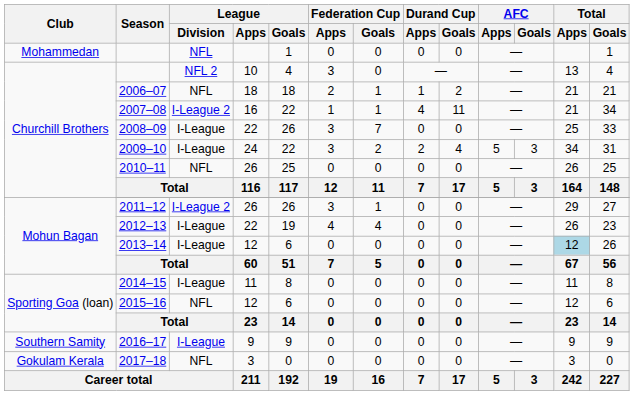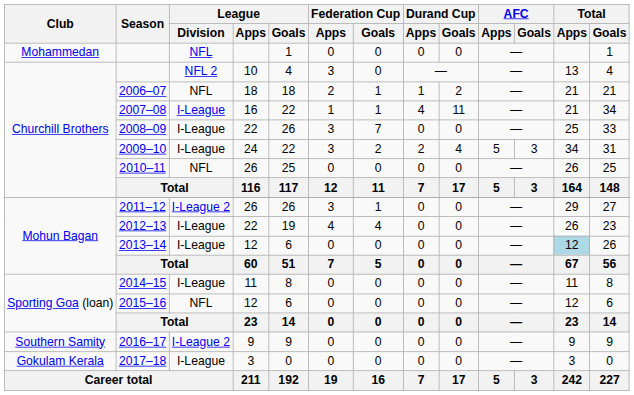(201, 110) I-League 2 -> (201, 110) I-League
(201, 341) I-League -> (201, 341) I-League 2
(201, 361) NFL -> (201, 361) I-League
